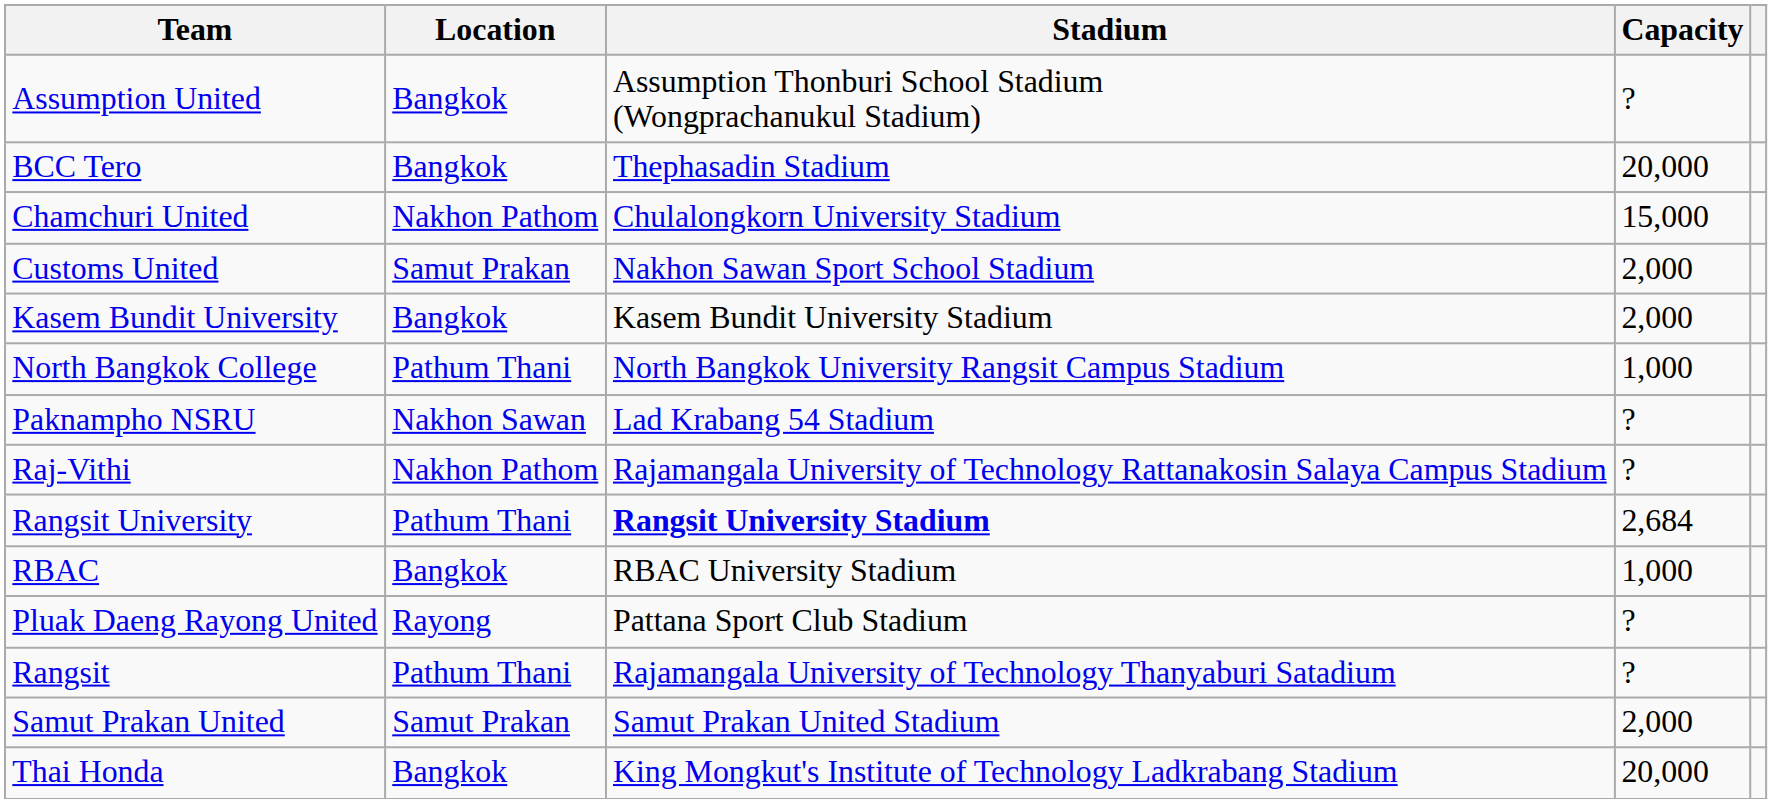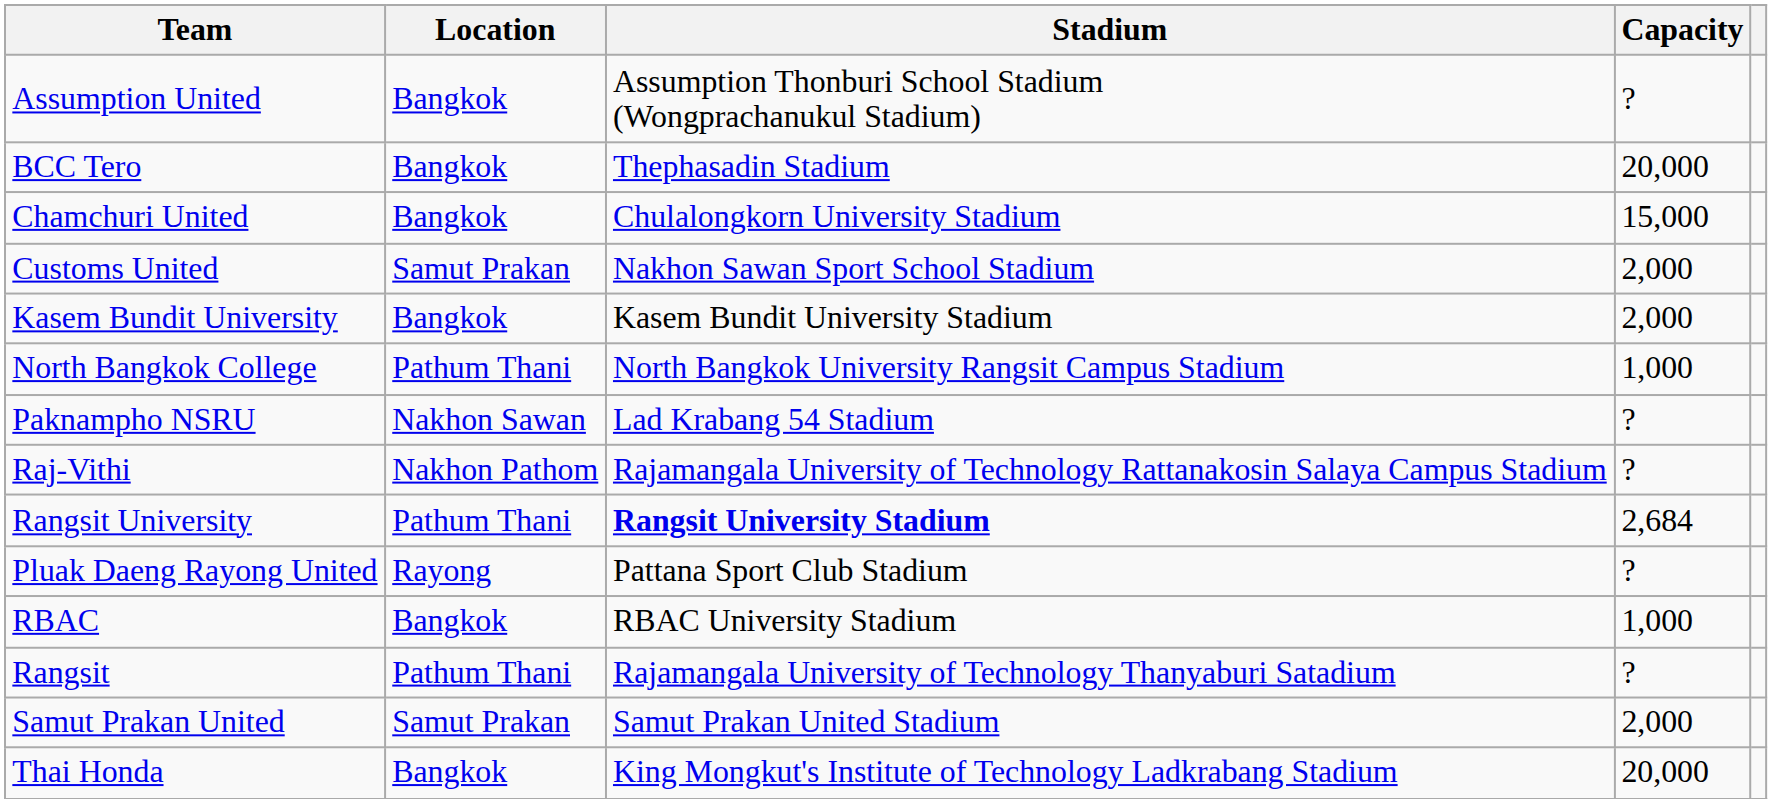(495, 217) Nakhon Pathom -> (450, 217) Bangkok
rows swapped: (195, 621) <-> (56, 570)
